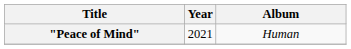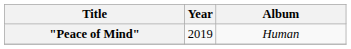(200, 34) 2021 -> (200, 34) 2019
